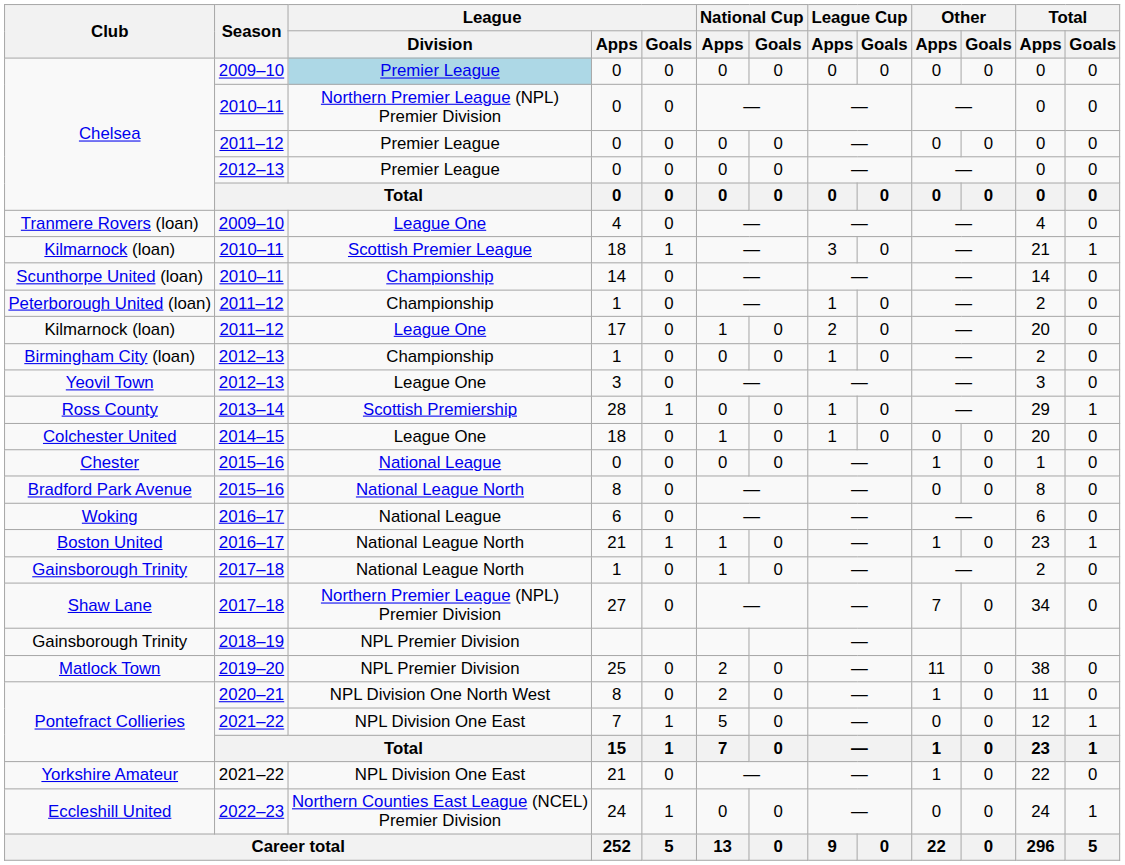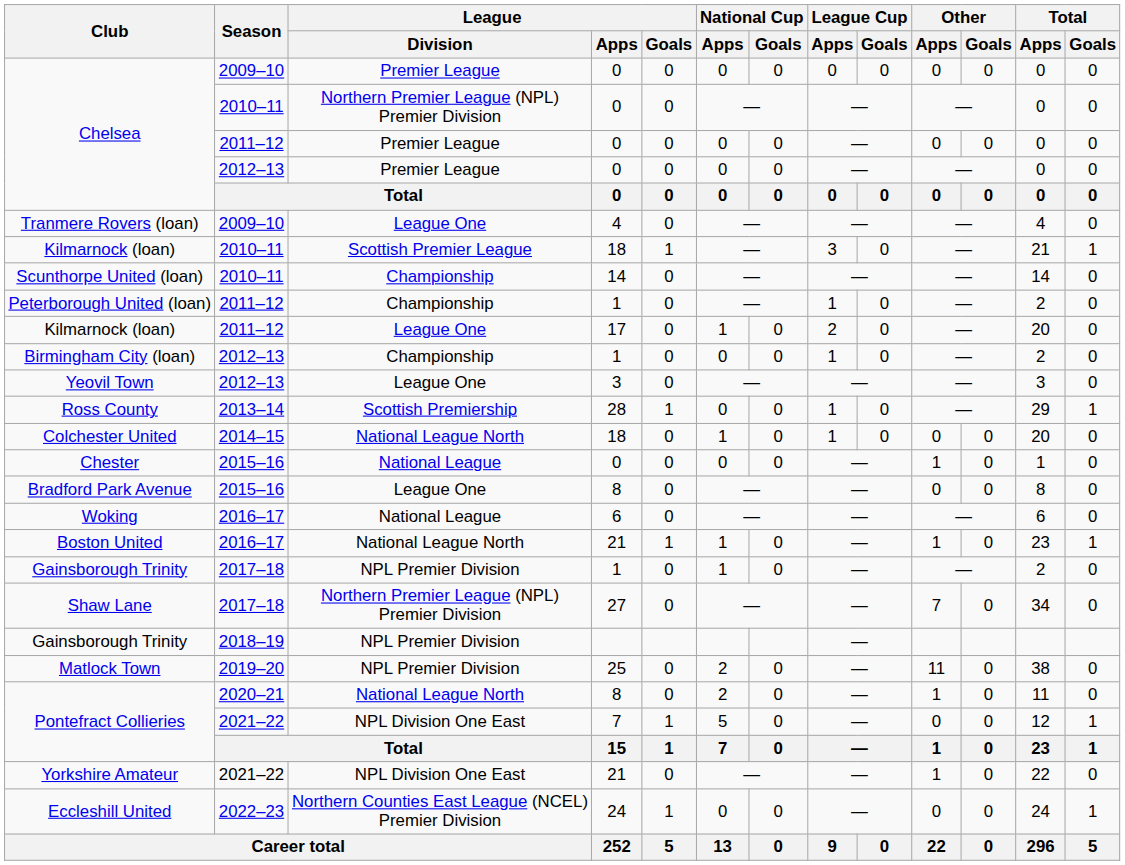(440, 71) lightblue background -> (440, 71) no background
(440, 436) League One -> (440, 436) National League North
(440, 489) National League North -> (440, 489) League One
(440, 569) National League North -> (440, 569) NPL Premier Division
(440, 695) NPL Division One North West -> (440, 695) National League North
